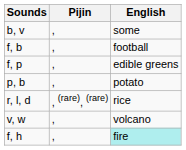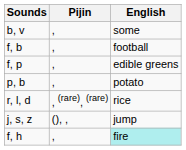- row: (16, 119)
+ row: (20, 119)
